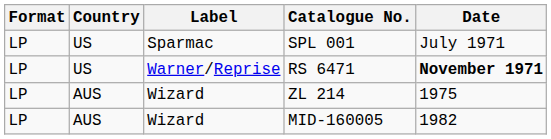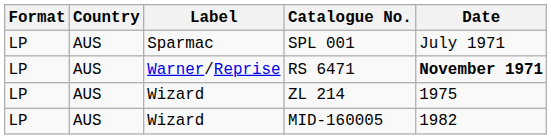(83, 43) US -> (87, 43) AUS
(83, 69) US -> (87, 69) AUS
